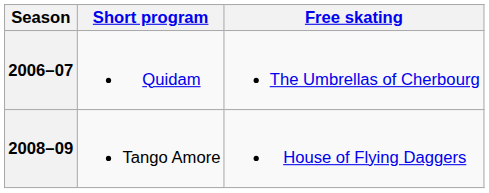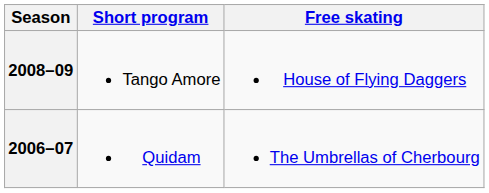rows swapped: (41, 148) <-> (41, 70)
